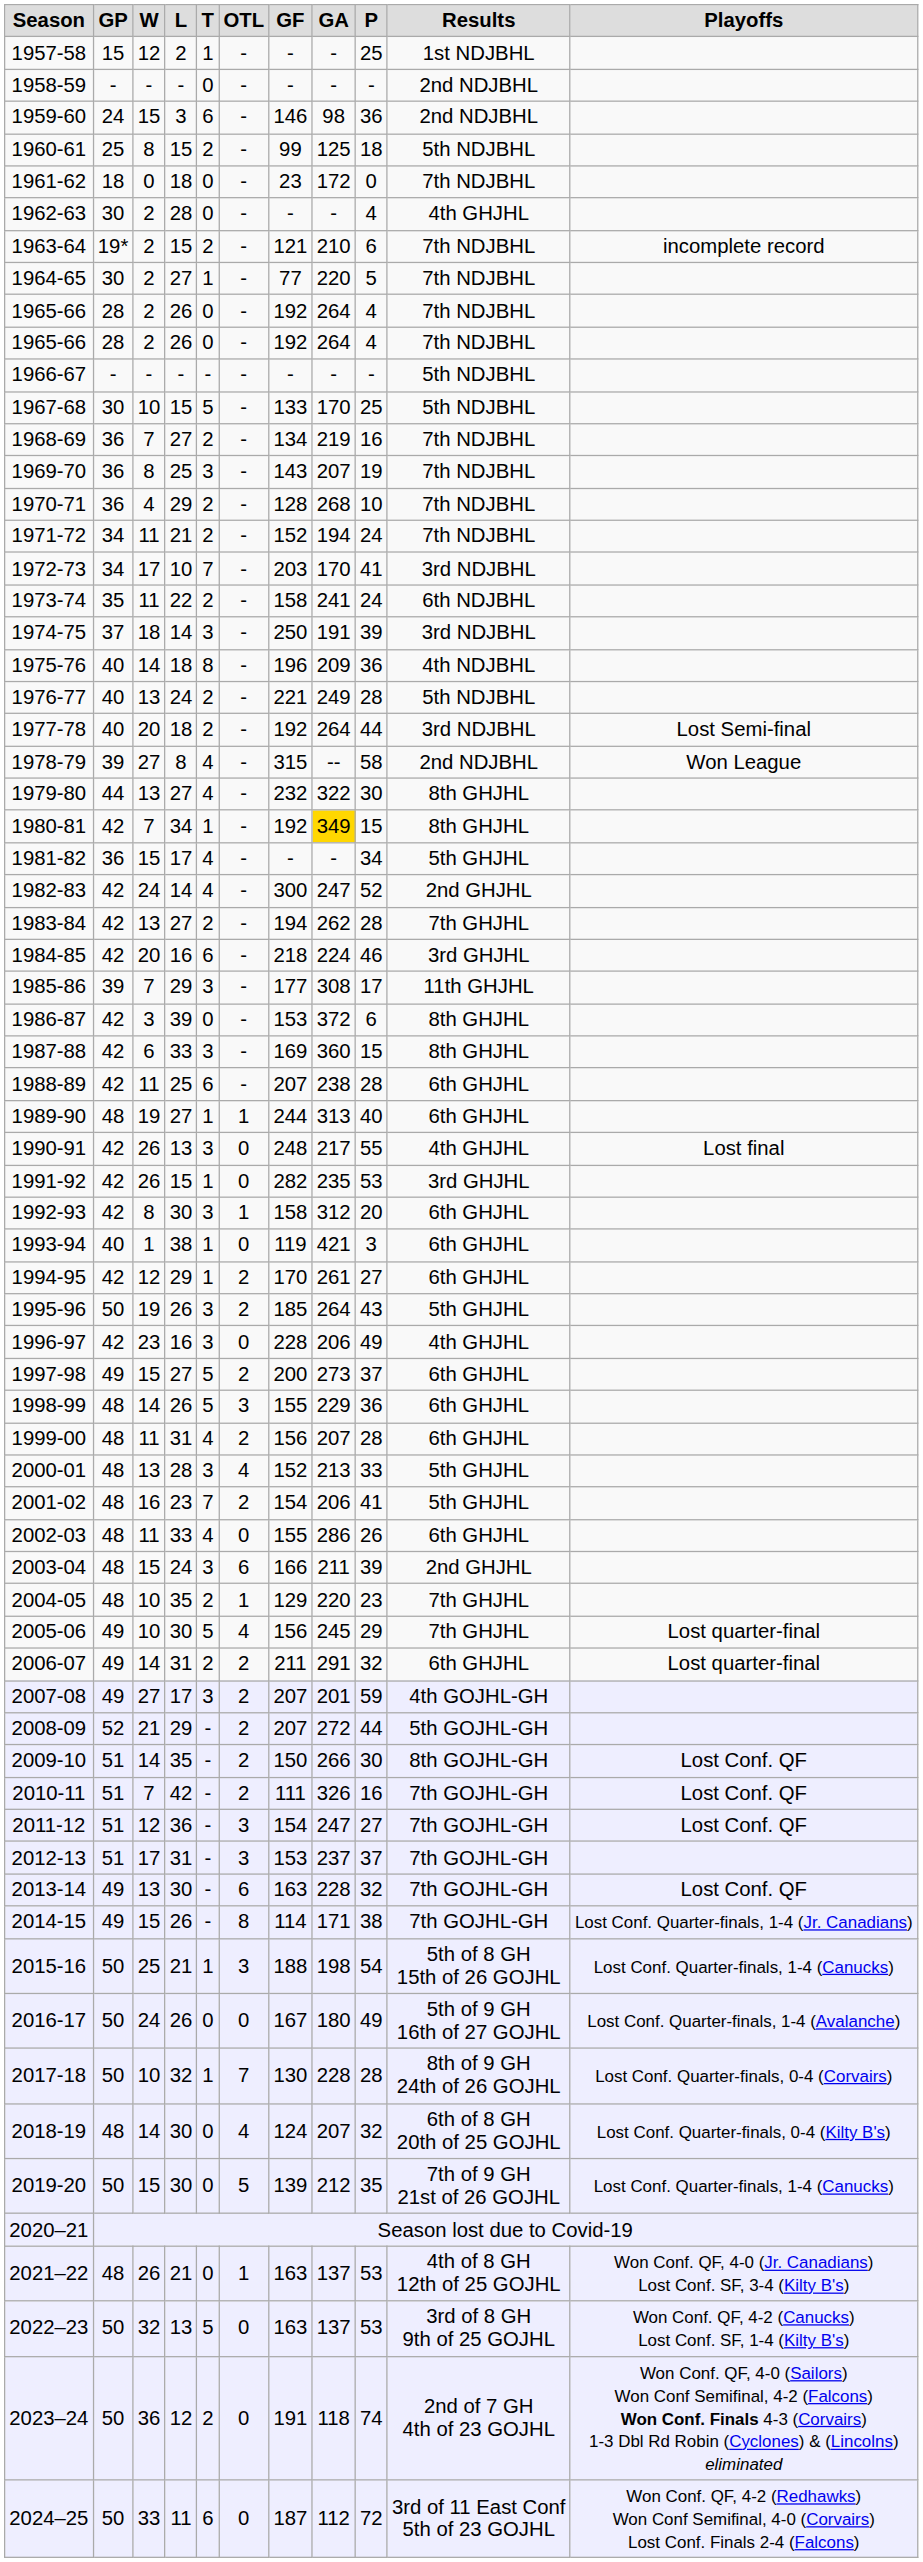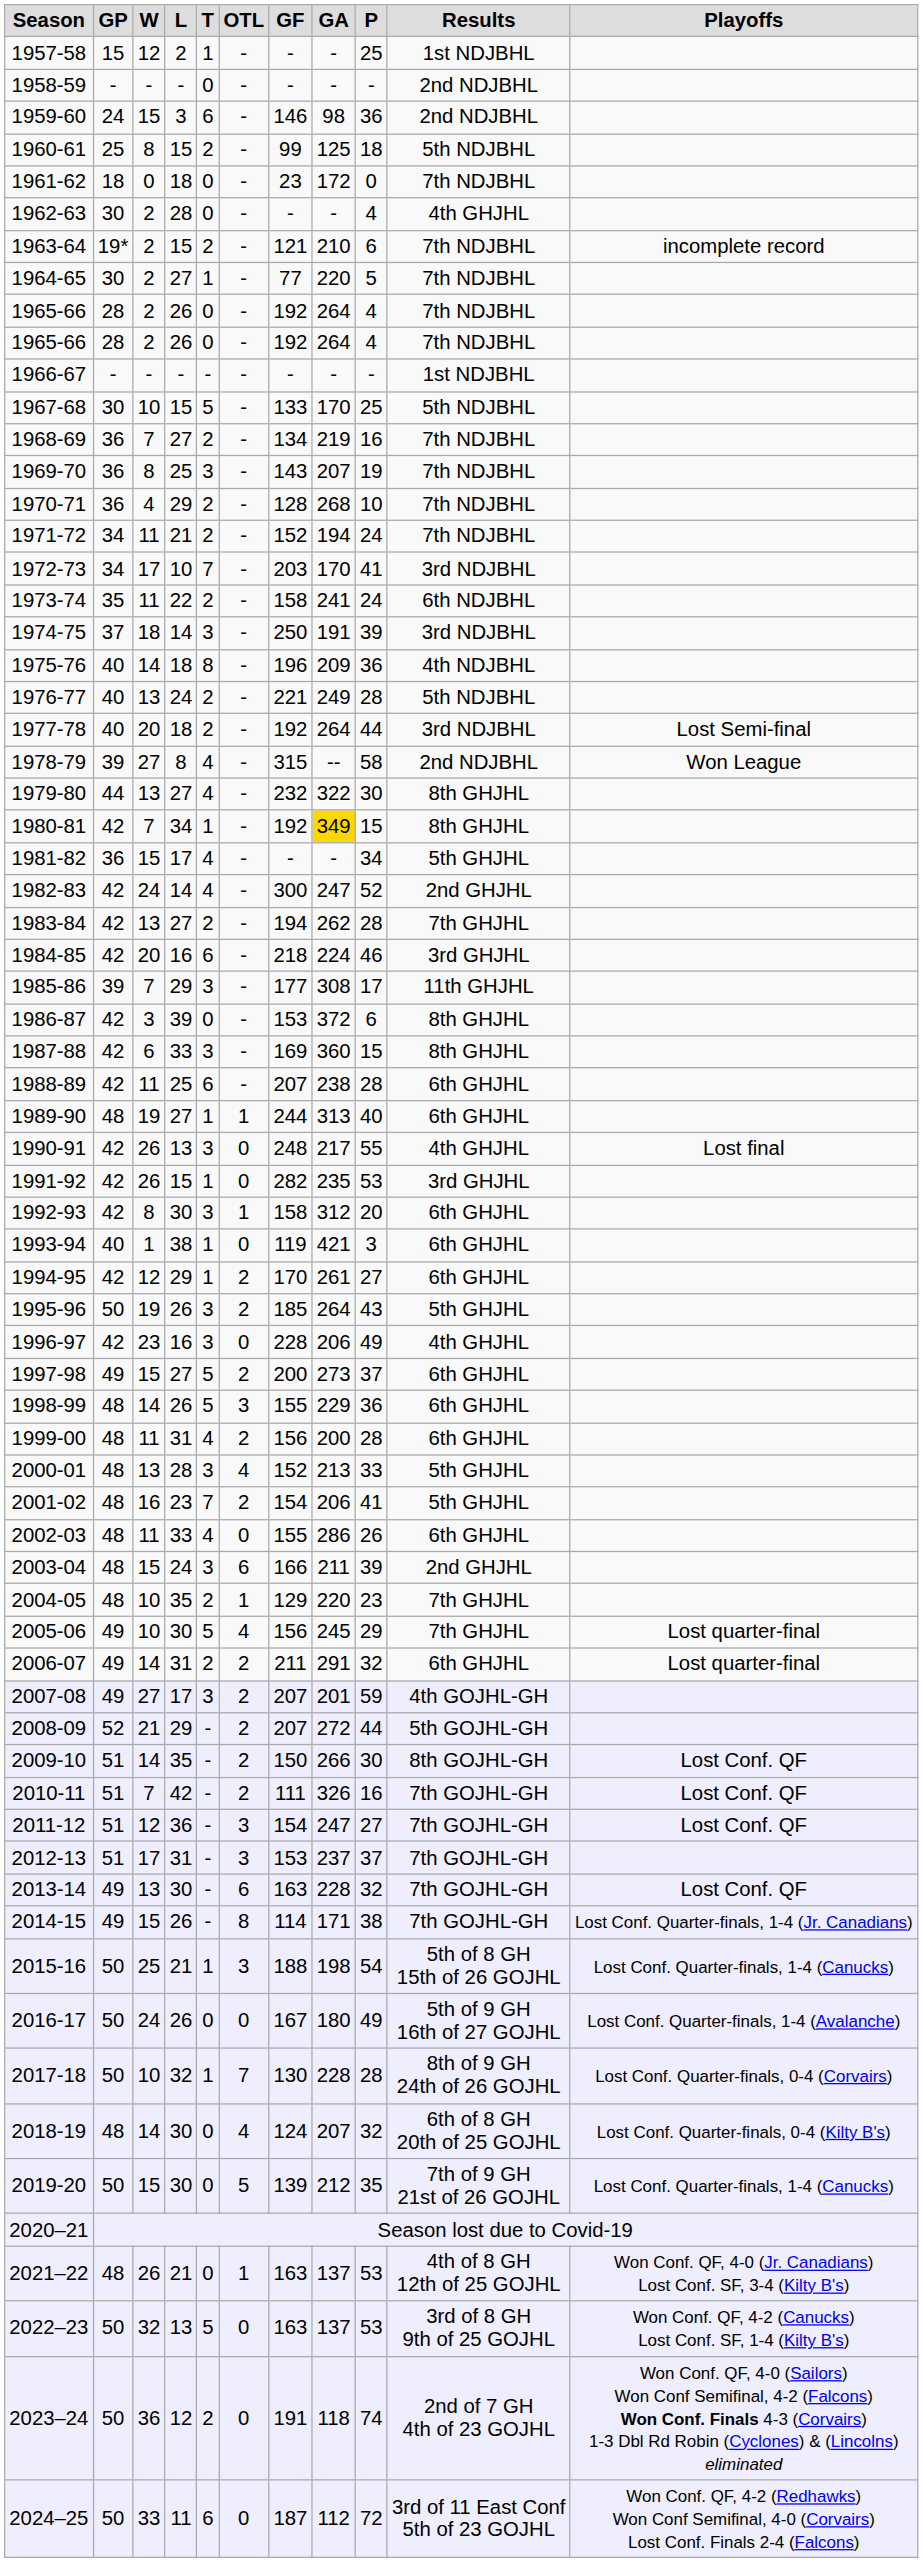(479, 375) 5th NDJBHL -> (479, 375) 1st NDJBHL
(334, 1438) 207 -> (334, 1438) 200
